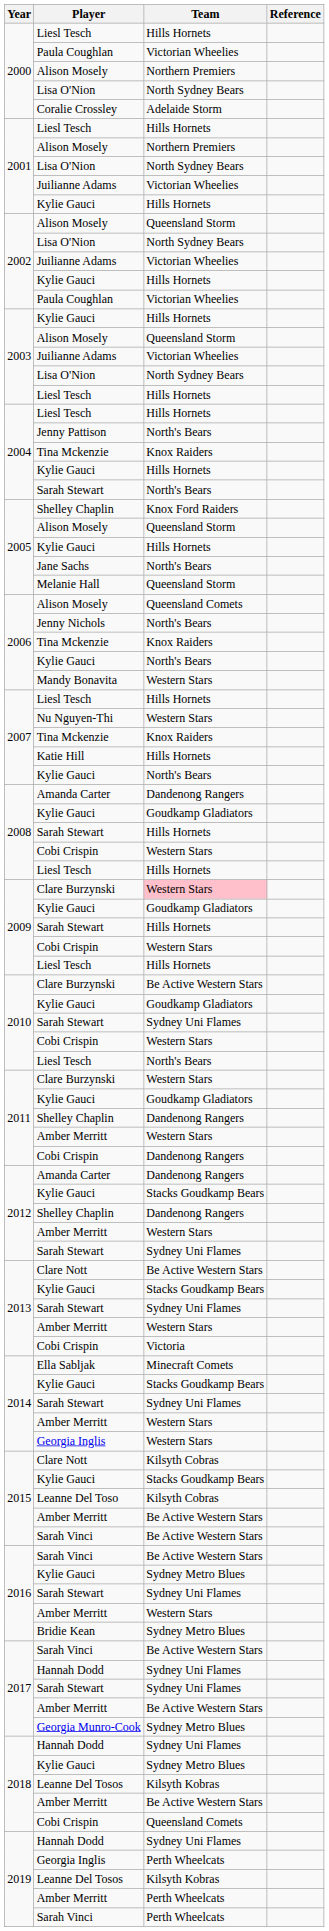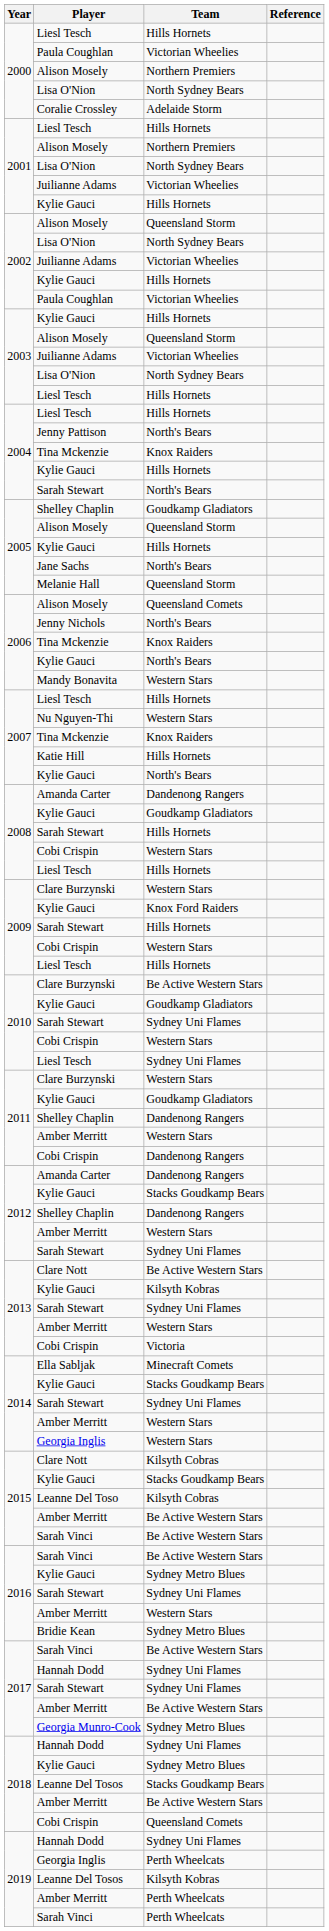(192, 508) Knox Ford Raiders -> (199, 508) Goudkamp Gladiators
(179, 889) pink background -> (179, 889) no background
(199, 908) Goudkamp Gladiators -> (192, 908) Knox Ford Raiders
(179, 1060) North's Bears -> (194, 1060) Sydney Uni Flames
(205, 1289) Stacks Goudkamp Bears -> (183, 1289) Kilsyth Kobras
(183, 1783) Kilsyth Kobras -> (205, 1783) Stacks Goudkamp Bears
